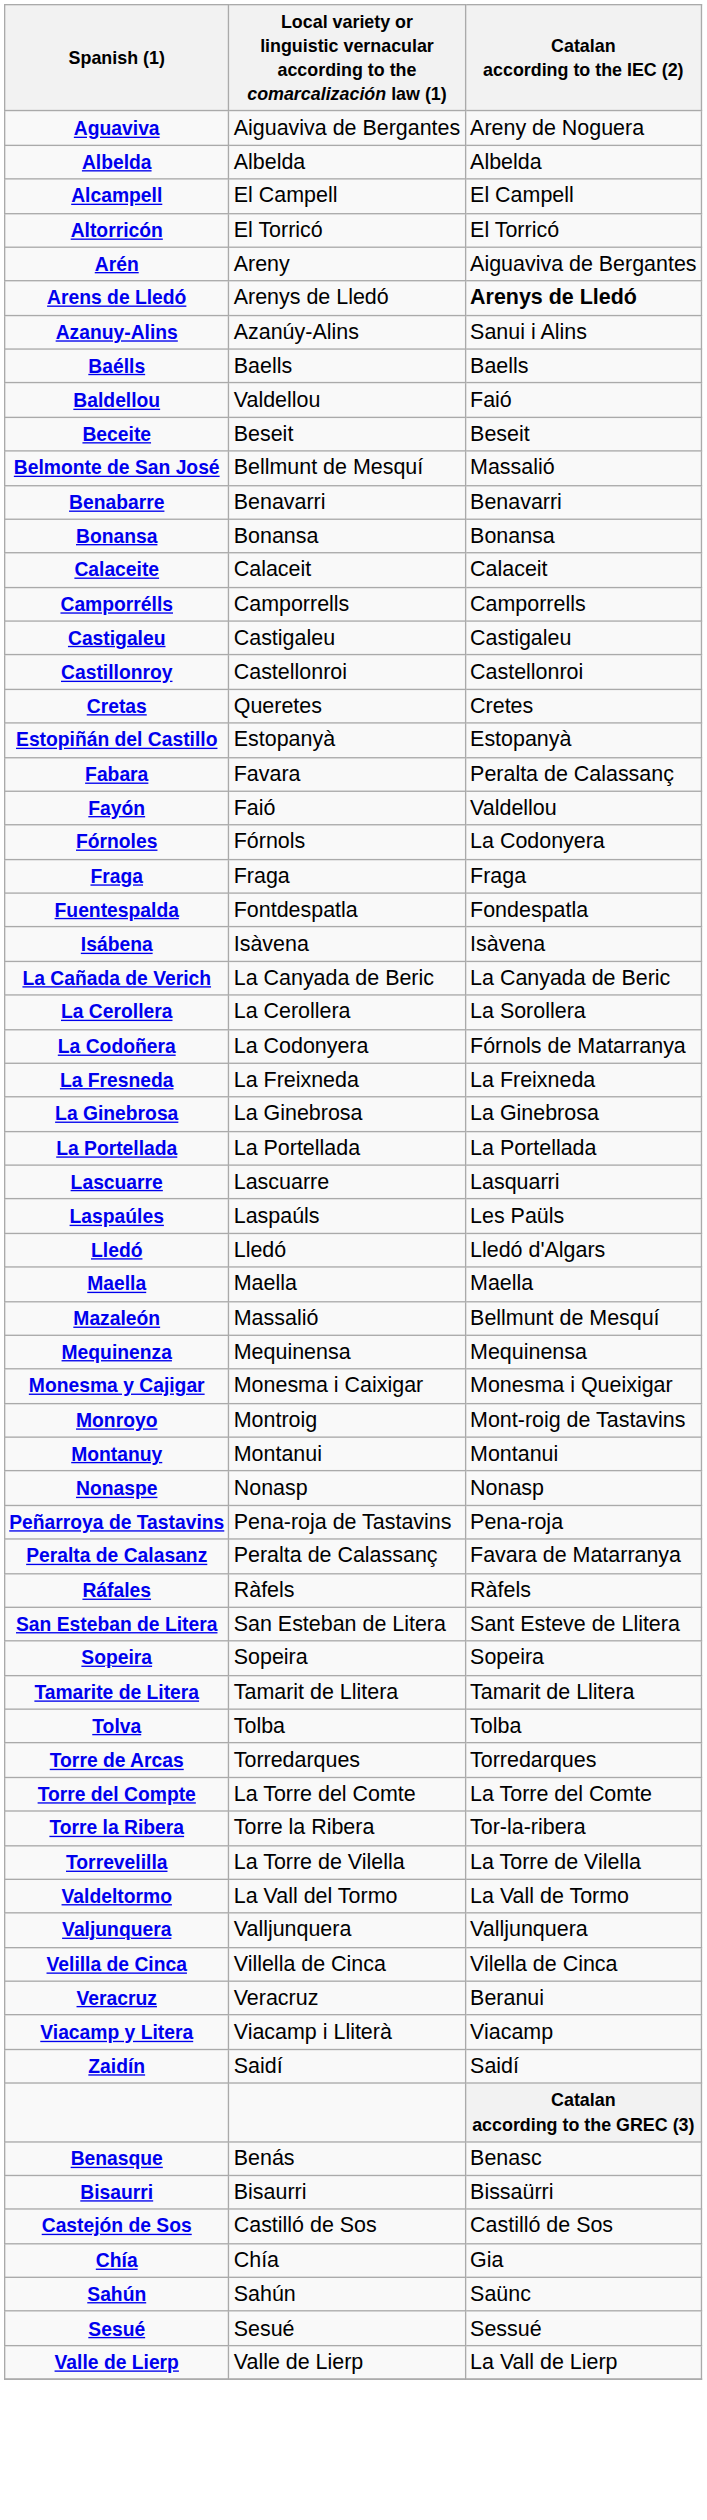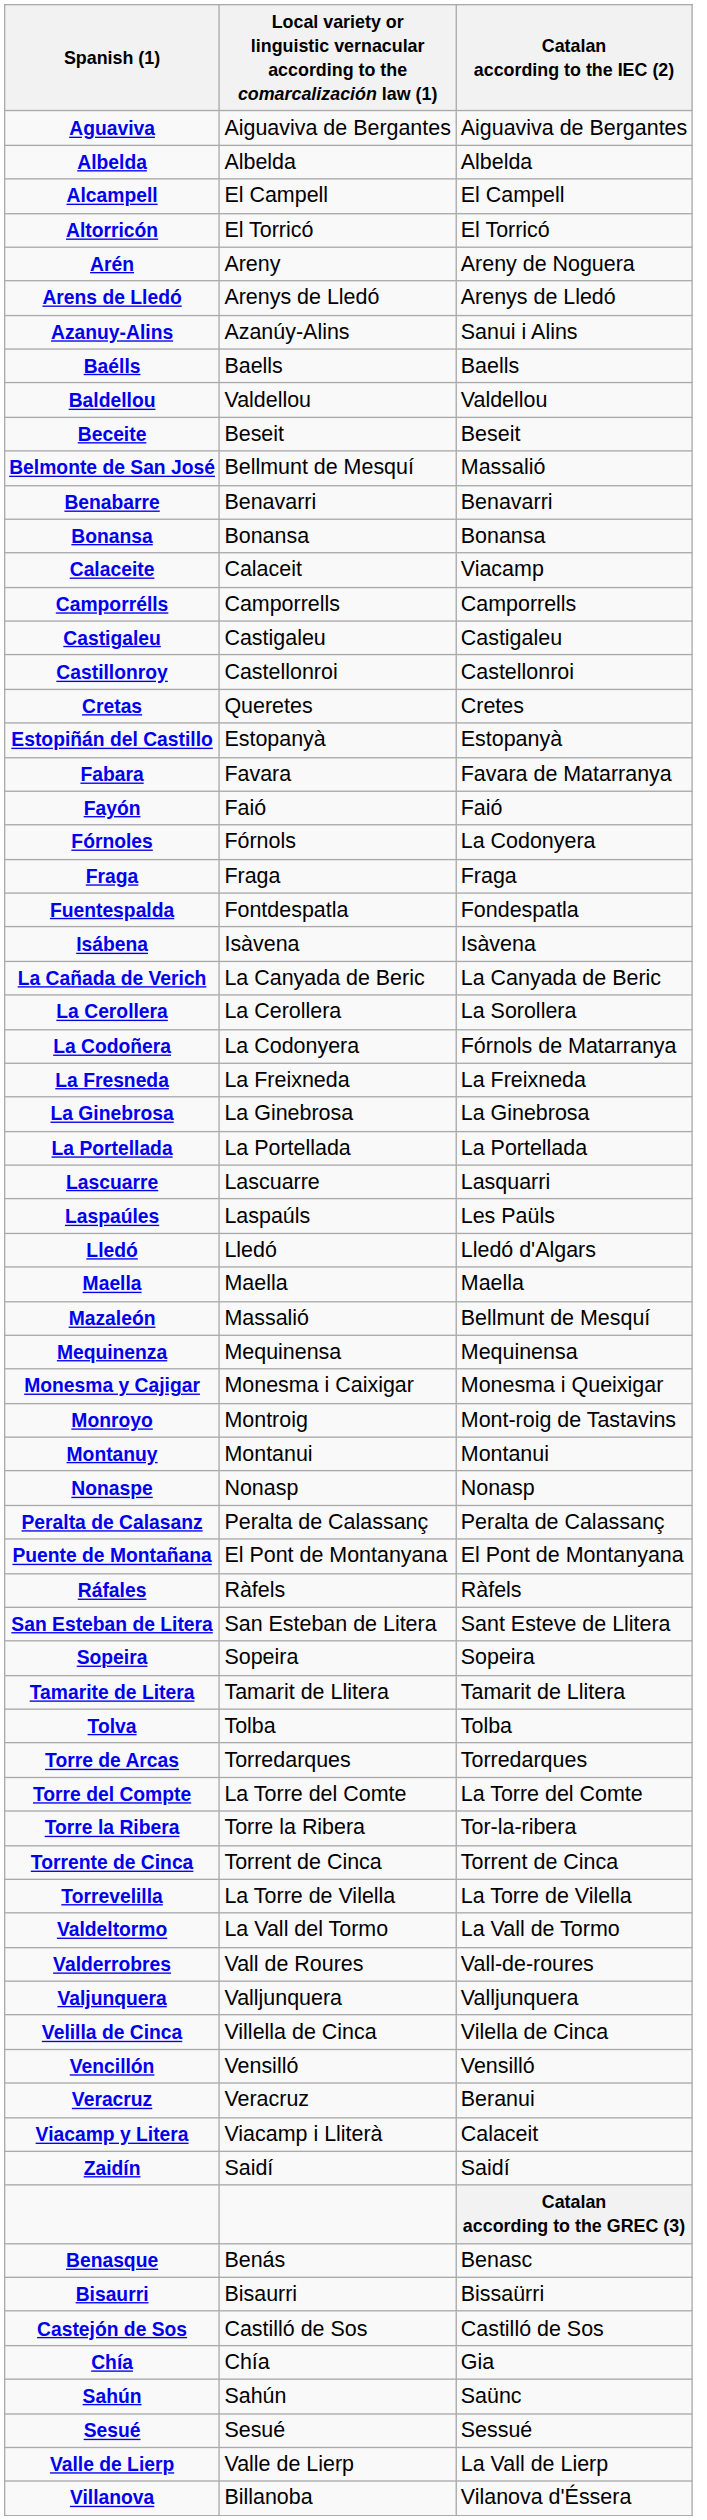(557, 127) Areny de Noguera -> (574, 127) Aiguaviva de Bergantes
(583, 263) Aiguaviva de Bergantes -> (548, 263) Areny de Noguera
(553, 297) bold -> (538, 297) normal
(491, 399) Faió -> (504, 399) Valdellou
(509, 569) Calaceit -> (502, 569) Viacamp
(572, 773) Peralta de Calassanç -> (566, 773) Favara de Matarranya
(513, 807) Valdellou -> (482, 807) Faió
- row: (117, 1522)
(576, 1555) Favara de Matarranya -> (563, 1521) Peralta de Calassanç
+ row: (112, 1556)
+ row: (112, 1862)
+ row: (112, 1964)
+ row: (112, 2066)
(512, 2032) Viacamp -> (500, 2134) Calaceit
+ row: (112, 2498)
